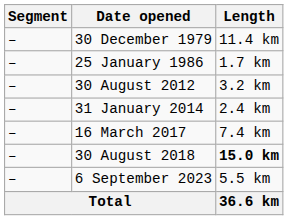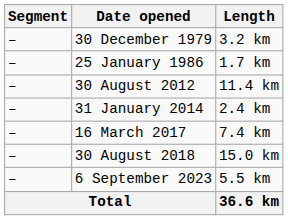(249, 40) 11.4 km -> (245, 40) 3.2 km
(245, 86) 3.2 km -> (249, 86) 11.4 km
(249, 156) bold -> (249, 156) normal
